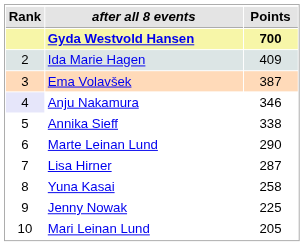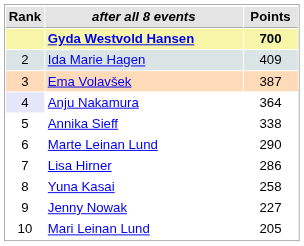(271, 102) 346 -> (271, 102) 364
(271, 166) 287 -> (271, 166) 286
(271, 208) 225 -> (271, 208) 227
